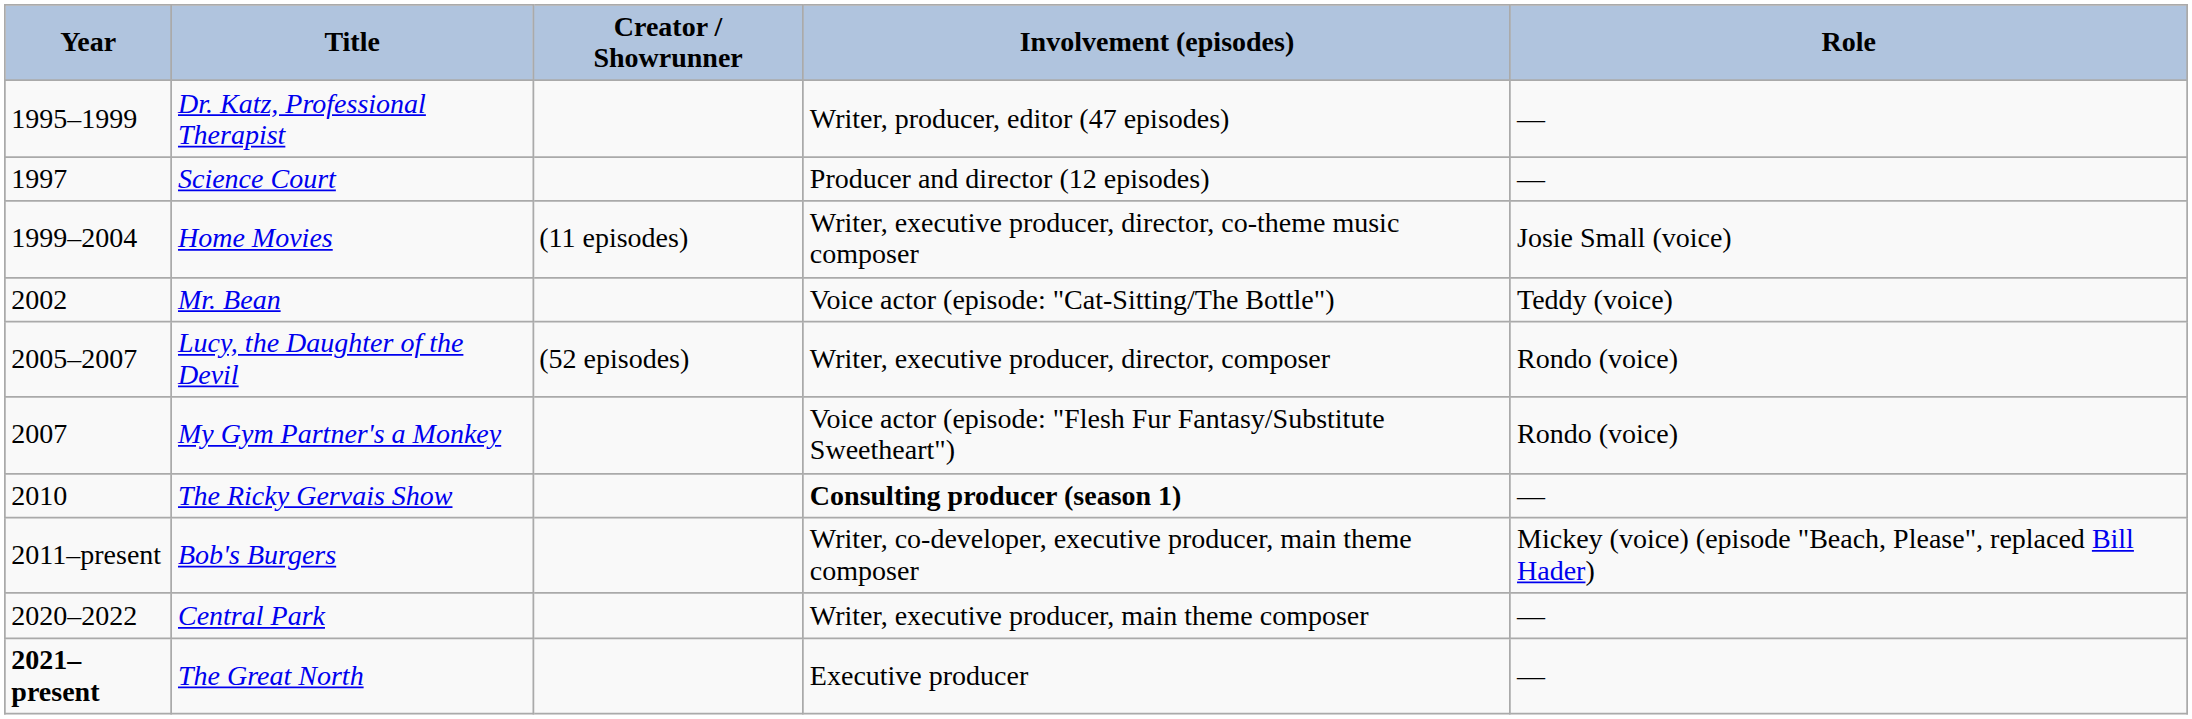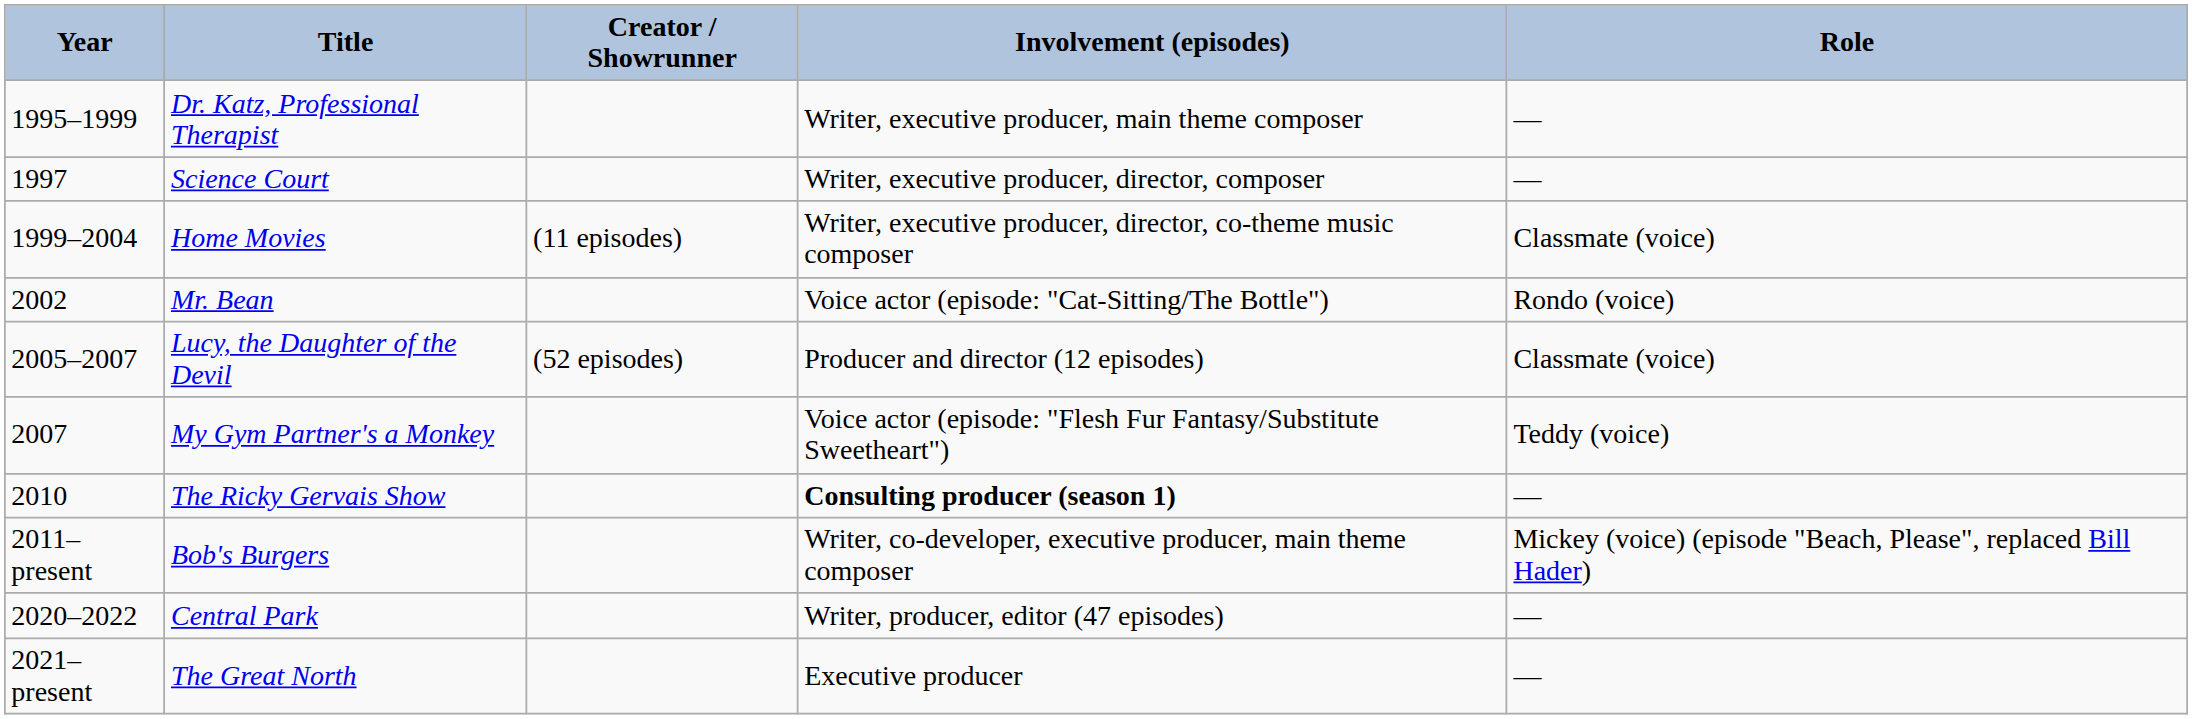(1020, 118) Writer, producer, editor (47 episodes) -> (1084, 118) Writer, executive producer, main theme composer
(1010, 178) Producer and director (12 episodes) -> (1064, 178) Writer, executive producer, director, composer
(1624, 238) Josie Small (voice) -> (1614, 238) Classmate (voice)
(1595, 298) Teddy (voice) -> (1594, 298) Rondo (voice)
(1070, 358) Writer, executive producer, director, composer -> (1004, 358) Producer and director (12 episodes)
(1598, 358) Rondo (voice) -> (1614, 358) Classmate (voice)
(1598, 434) Rondo (voice) -> (1591, 434) Teddy (voice)
(1089, 615) Writer, executive producer, main theme composer -> (1014, 615) Writer, producer, editor (47 episodes)
(55, 675) bold -> (52, 675) normal
